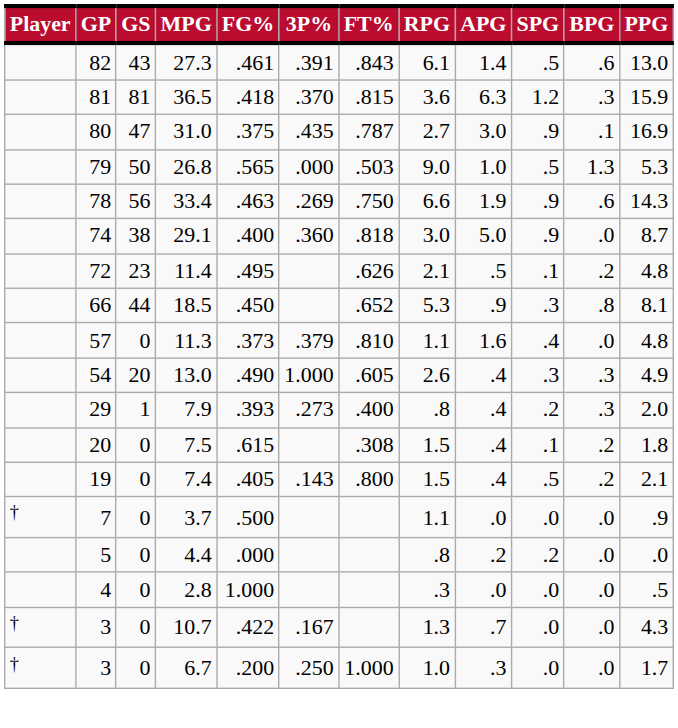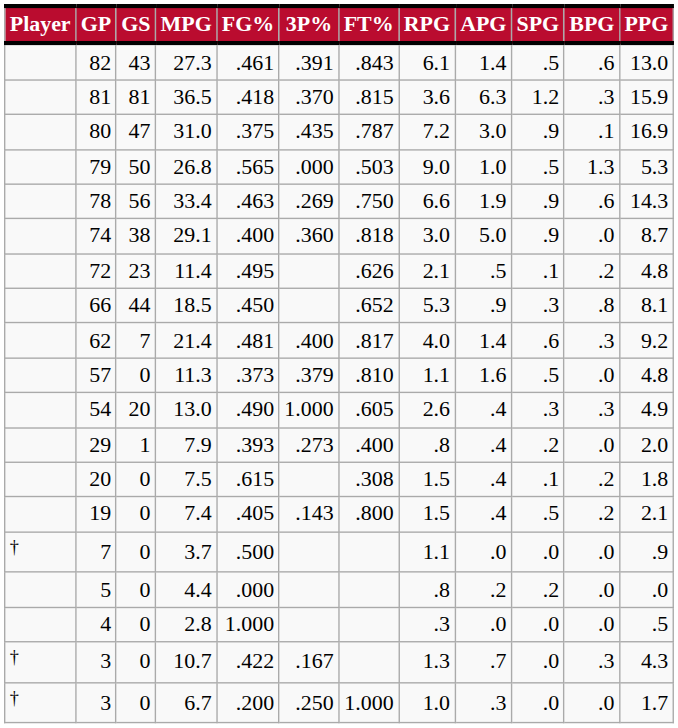(436, 131) 2.7 -> (436, 131) 7.2
+ row: (193, 340)
(551, 340) .4 -> (551, 374) .5
(606, 409) .3 -> (606, 444) .0
(606, 627) .0 -> (606, 661) .3
